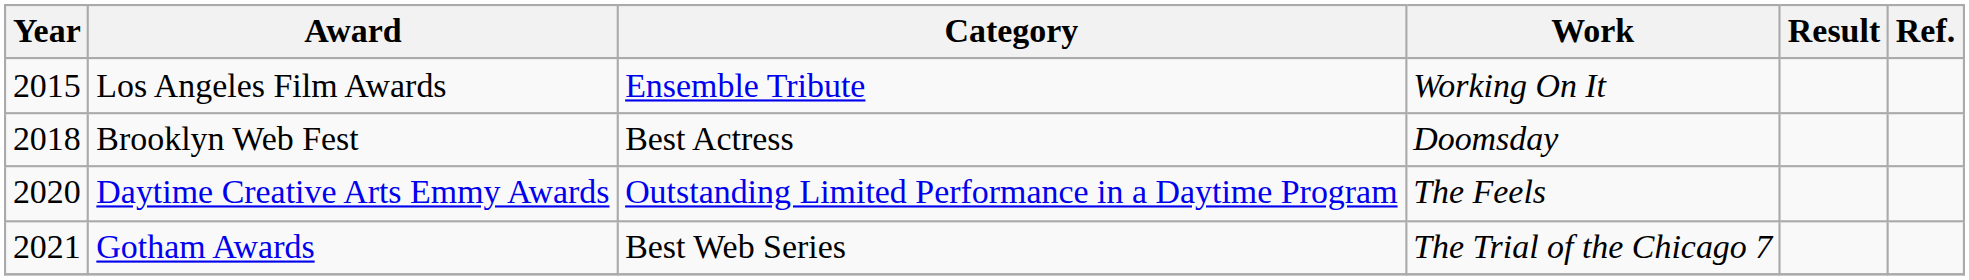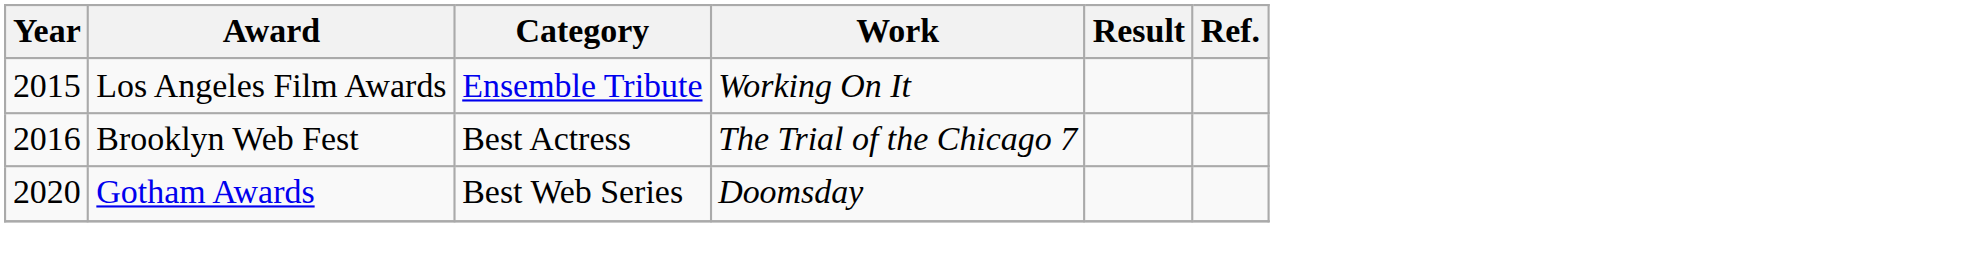(47, 138) 2018 -> (47, 138) 2016
(1486, 138) Doomsday -> (898, 138) The Trial of the Chicago 7
- row: (353, 192)
(47, 246) 2021 -> (47, 192) 2020
(1593, 246) The Trial of the Chicago 7 -> (791, 192) Doomsday
